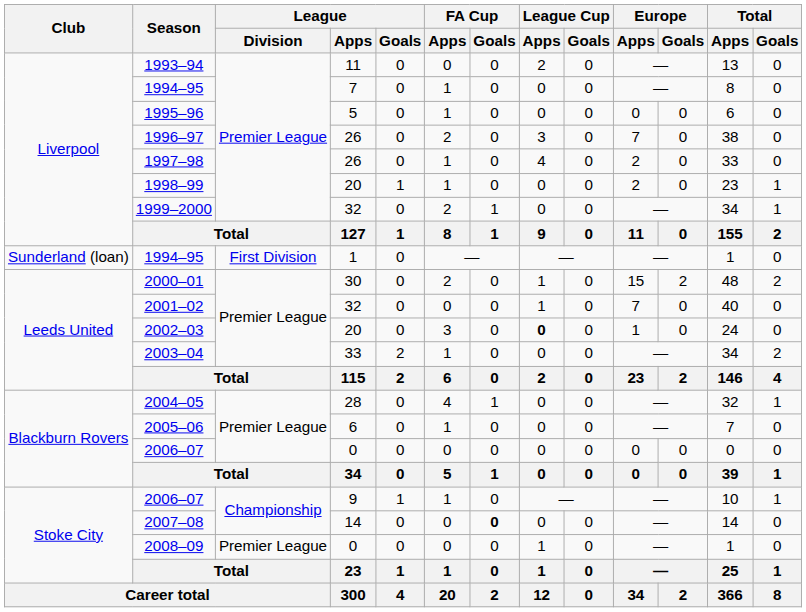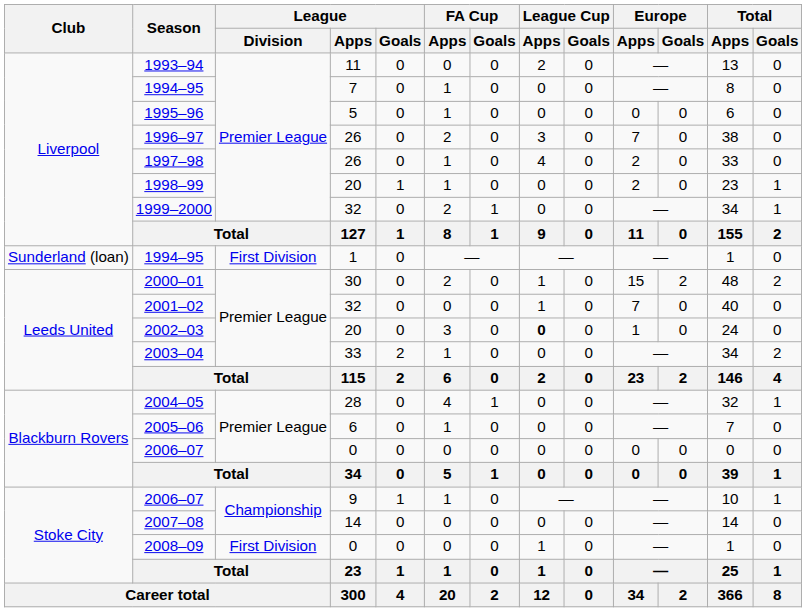(494, 522) bold -> (494, 522) normal
(273, 546) Premier League -> (273, 546) First Division
